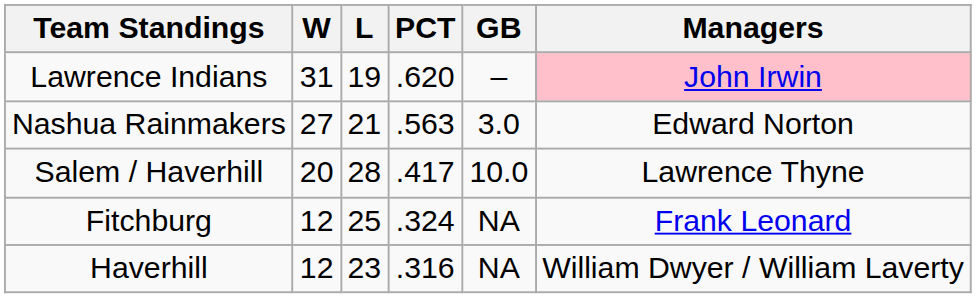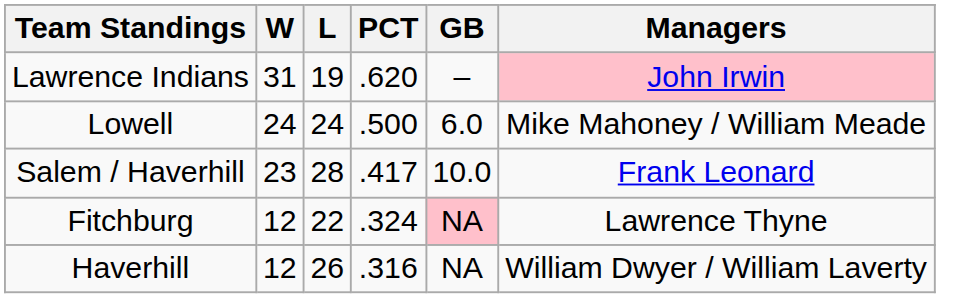- row: (149, 124)
+ row: (130, 124)
(317, 172) 20 -> (280, 172) 23
(753, 172) Lawrence Thyne -> (716, 172) Frank Leonard
(364, 220) 25 -> (327, 220) 22
(499, 220) no background -> (462, 220) pink background
(753, 220) Frank Leonard -> (716, 220) Lawrence Thyne
(364, 268) 23 -> (327, 268) 26
